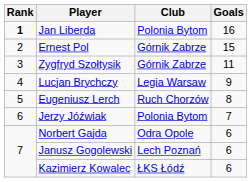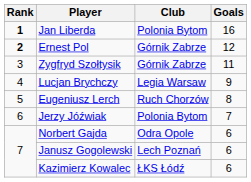(20, 47) normal -> (20, 47) bold
(229, 47) 15 -> (229, 47) 12
